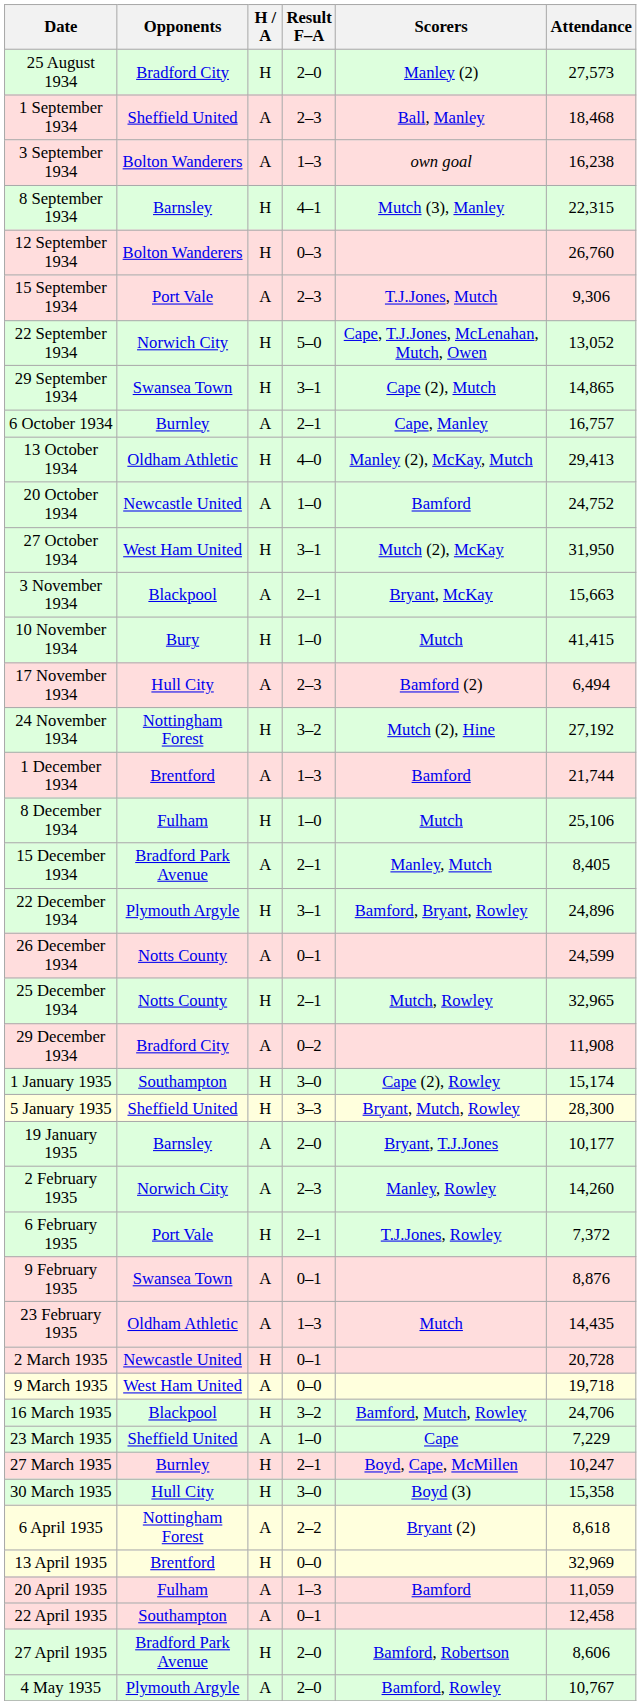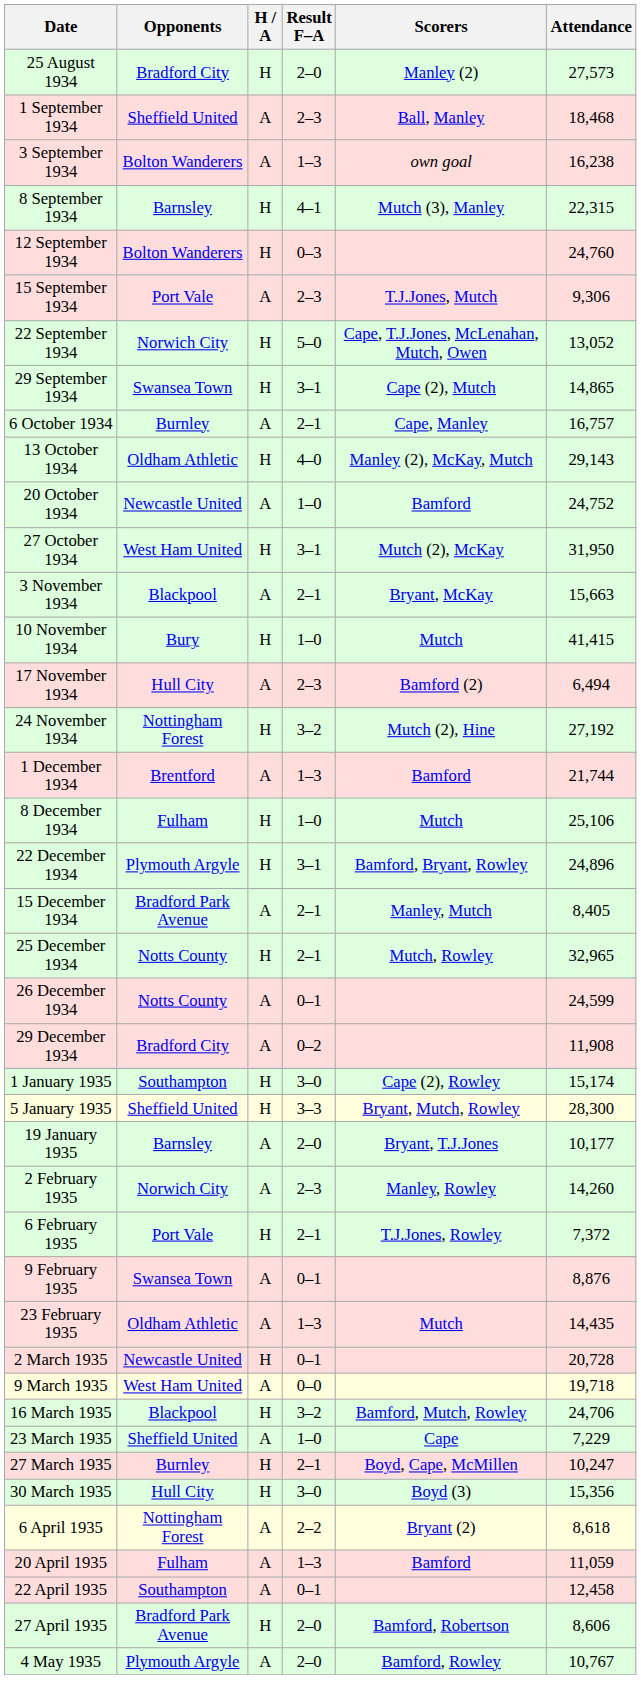(591, 252) 26,760 -> (591, 252) 24,760
(591, 459) 29,413 -> (591, 459) 29,143
rows swapped: (61, 865) <-> (61, 910)
rows swapped: (61, 1000) <-> (61, 955)
(591, 1491) 15,358 -> (591, 1491) 15,356
- row: (61, 1563)
